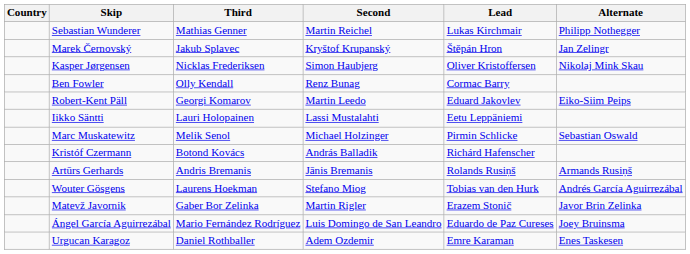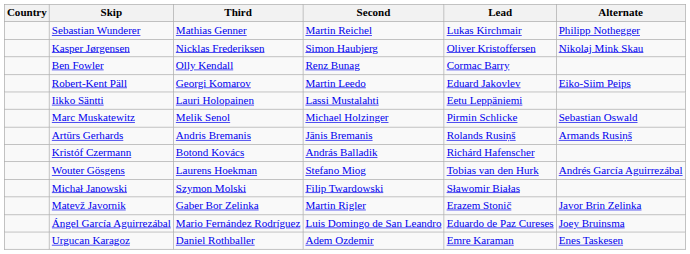- row: (92, 48)
rows swapped: (92, 153) <-> (88, 170)
+ row: (89, 188)
